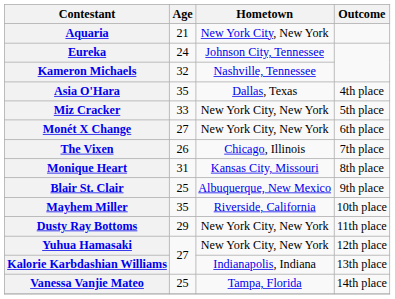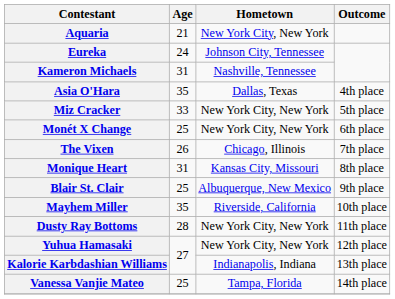(183, 71) 32 -> (183, 71) 31
(183, 129) 27 -> (183, 129) 25
(183, 226) 29 -> (183, 226) 28
